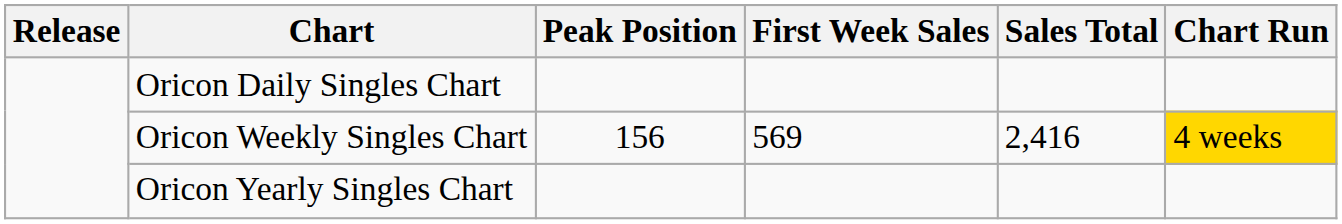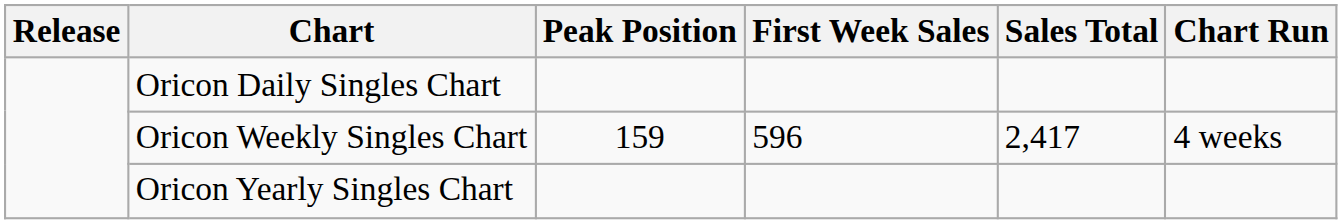(640, 137) 156 -> (640, 137) 159
(777, 137) 569 -> (777, 137) 596
(1042, 137) 2,416 -> (1042, 137) 2,417
(1228, 137) gold background -> (1228, 137) no background
